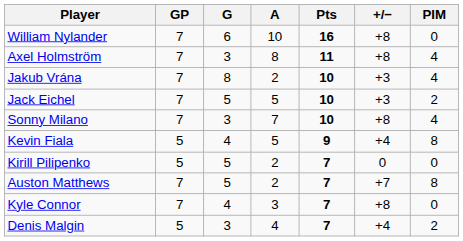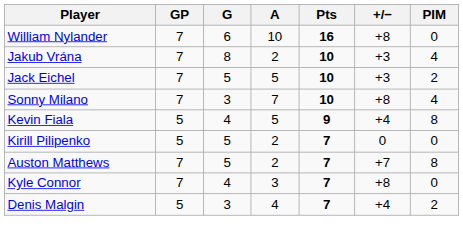- row: (54, 57)
